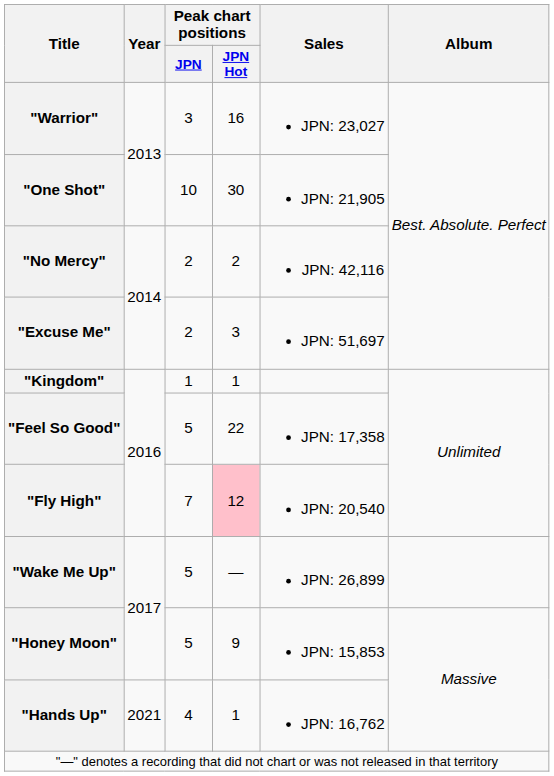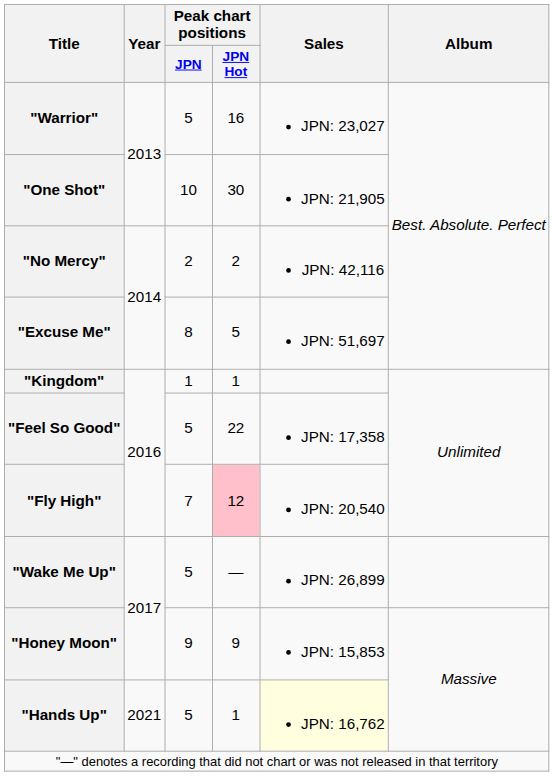(188, 118) 3 -> (188, 118) 5
(188, 333) 2 -> (188, 333) 8
(236, 333) 3 -> (236, 333) 5
(188, 643) 5 -> (188, 643) 9
(188, 715) 4 -> (188, 715) 5
(324, 724) no background -> (324, 724) lightyellow background
